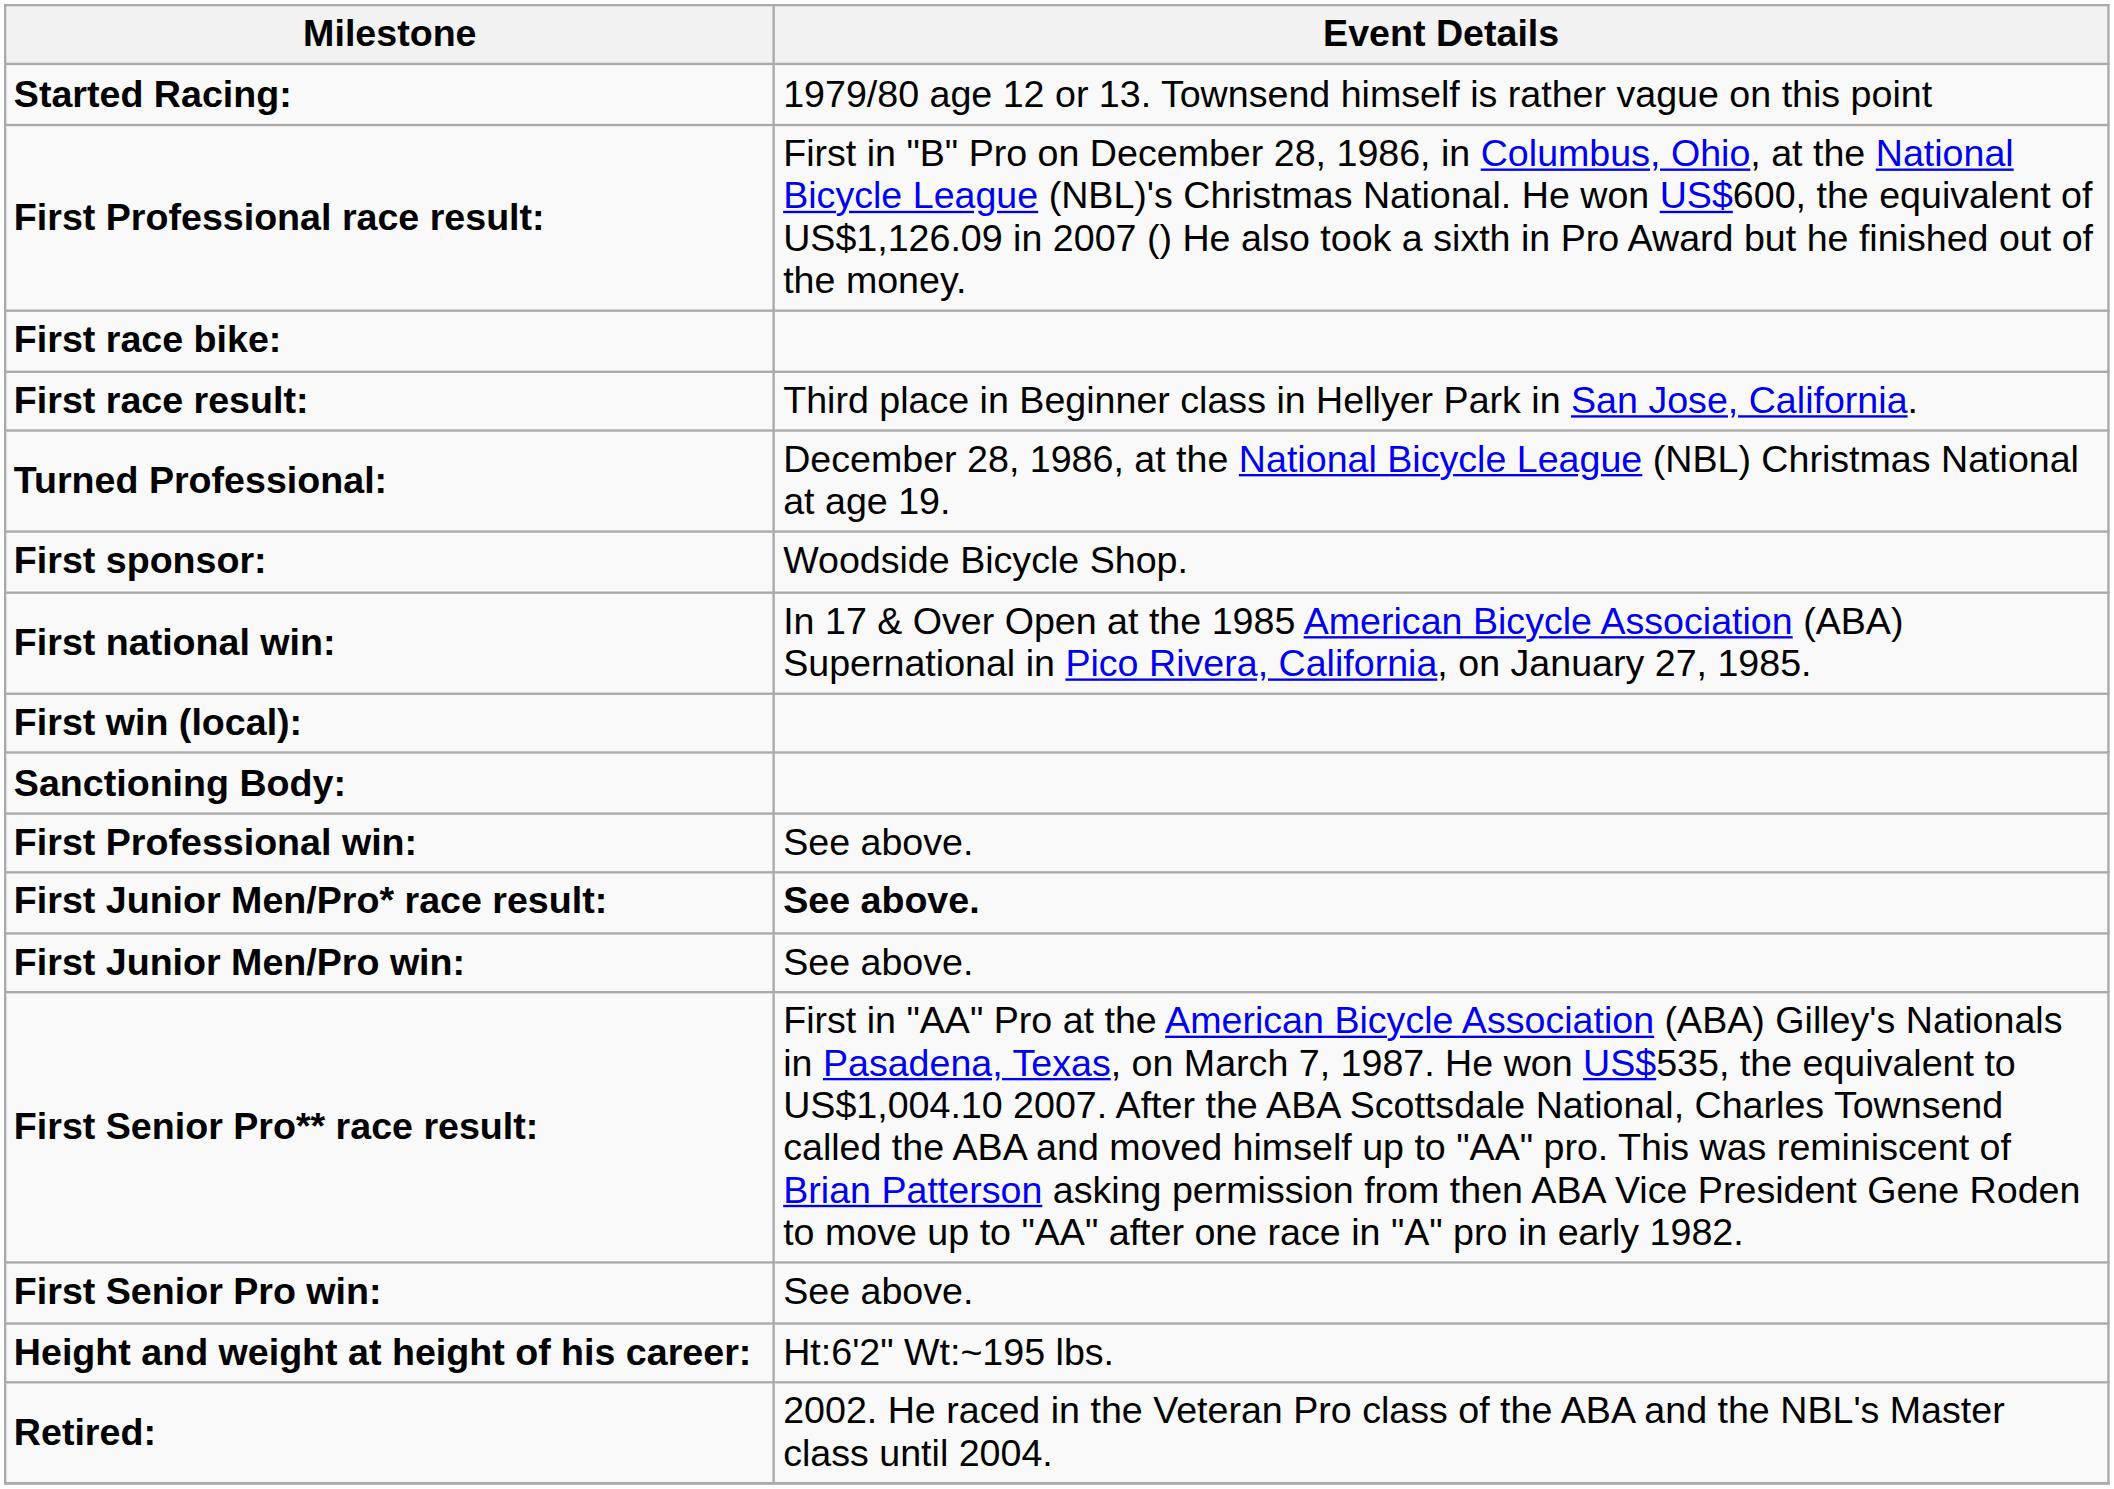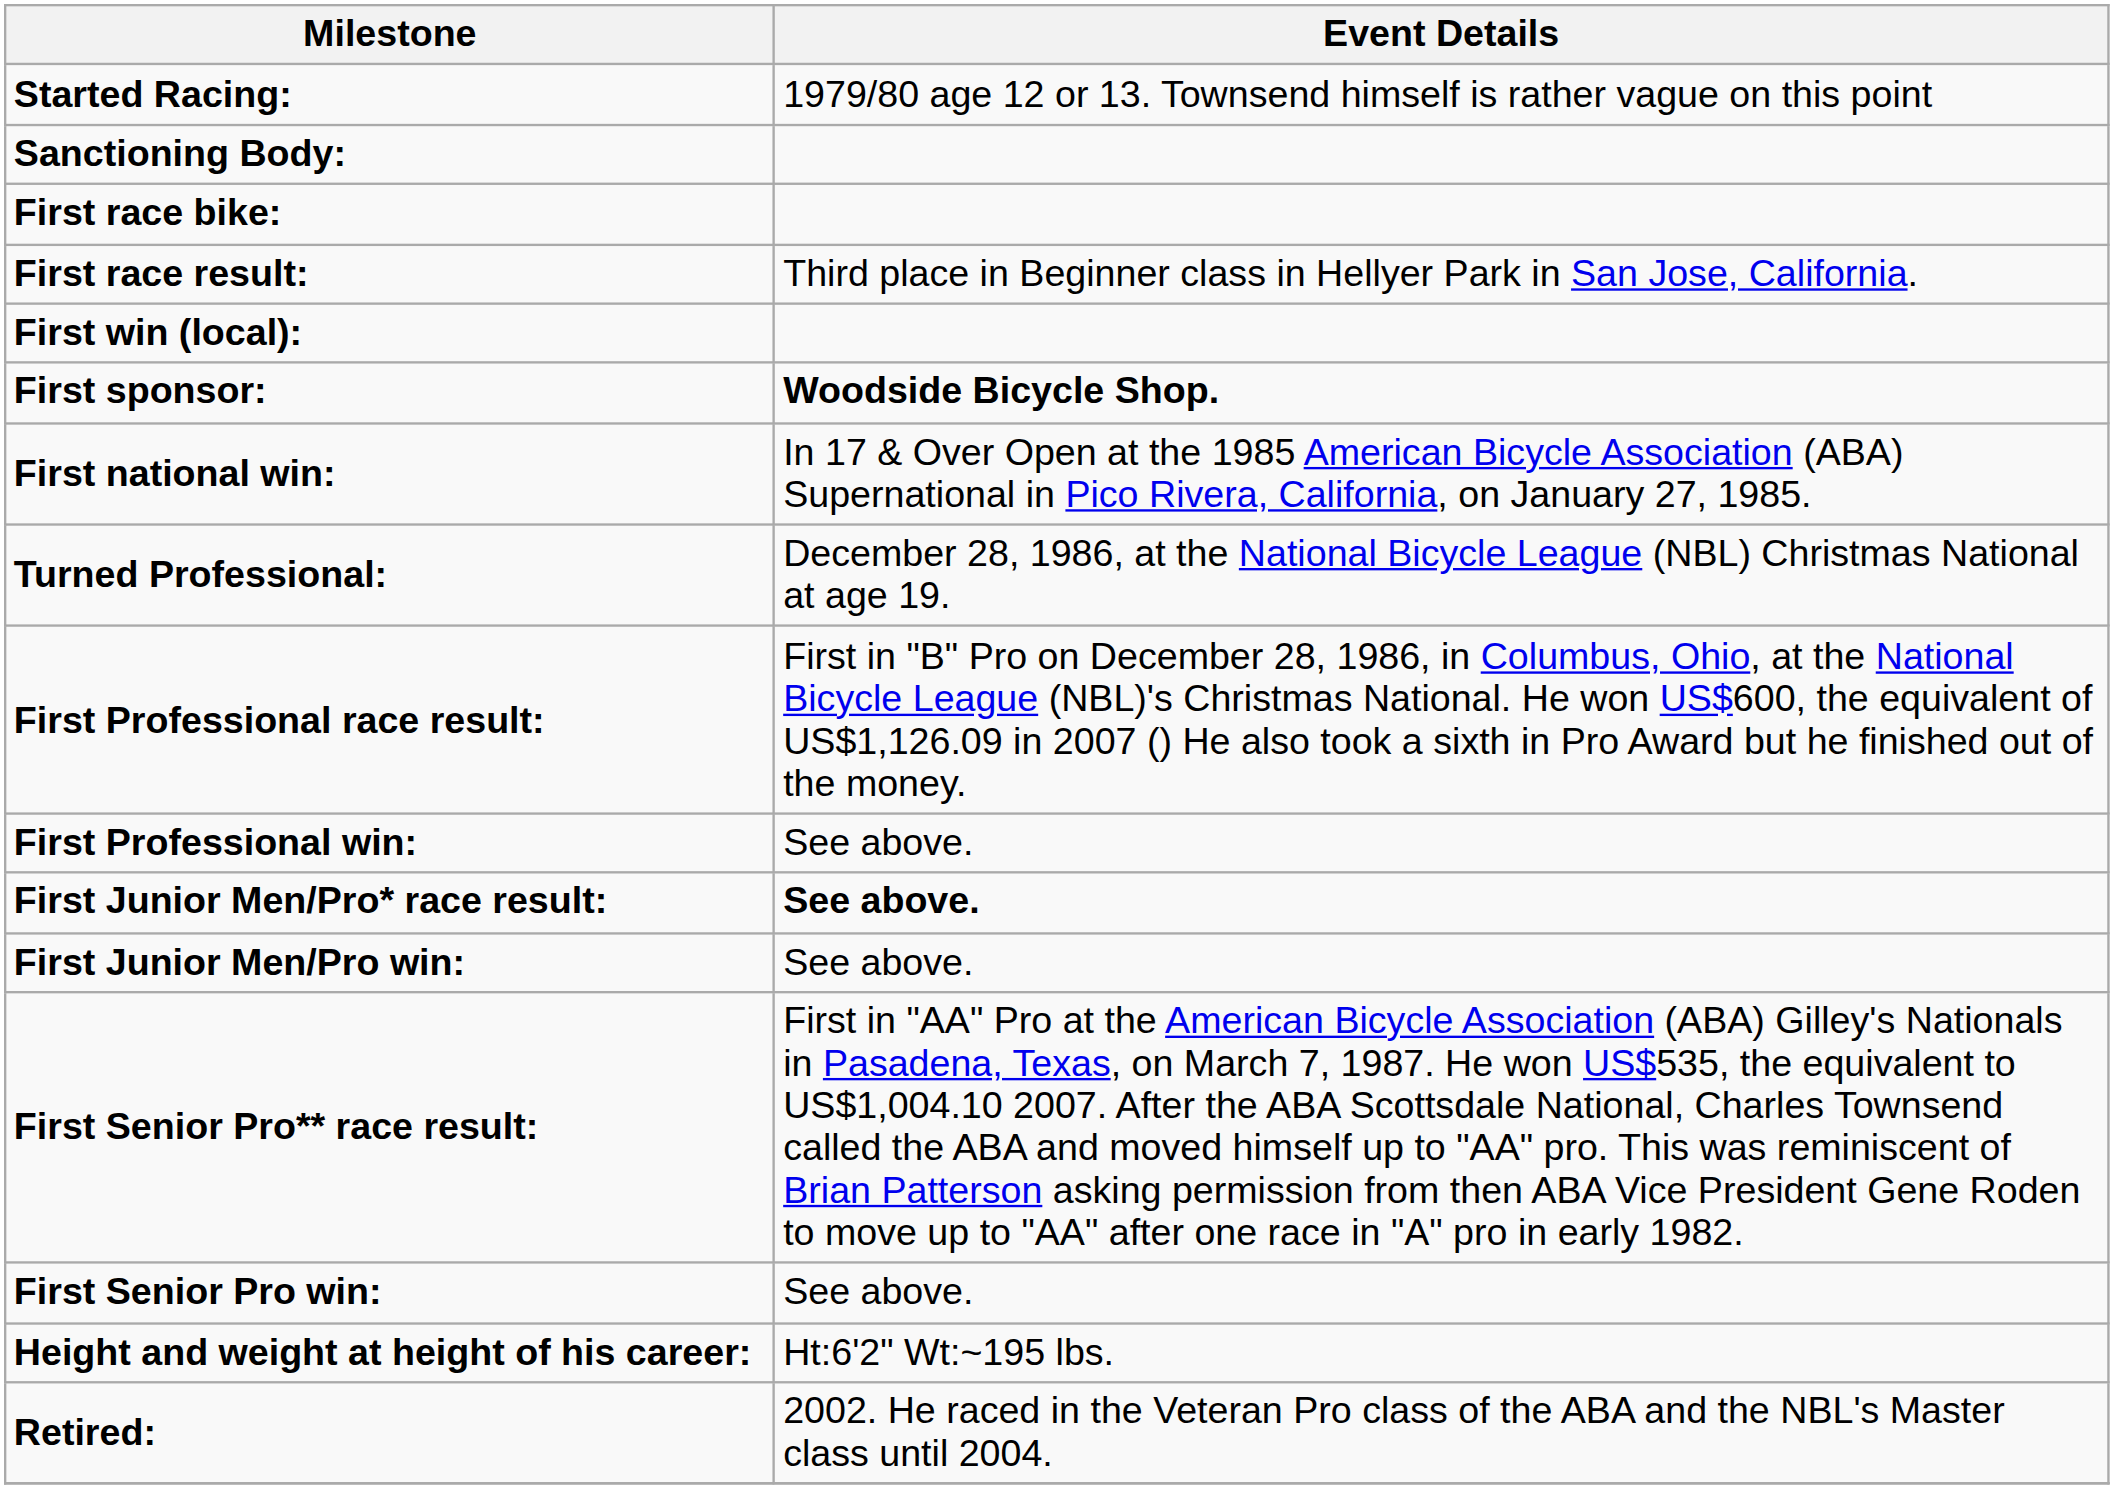rows swapped: (180, 782) <-> (279, 217)
rows swapped: (158, 722) <-> (200, 480)
(986, 561) normal -> (1001, 392) bold
